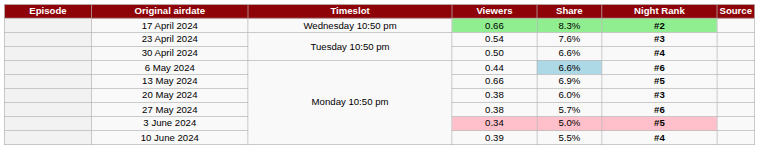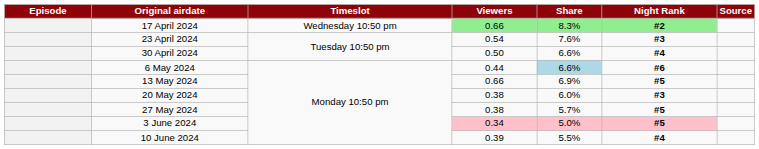(659, 109) #6 -> (659, 109) #5
